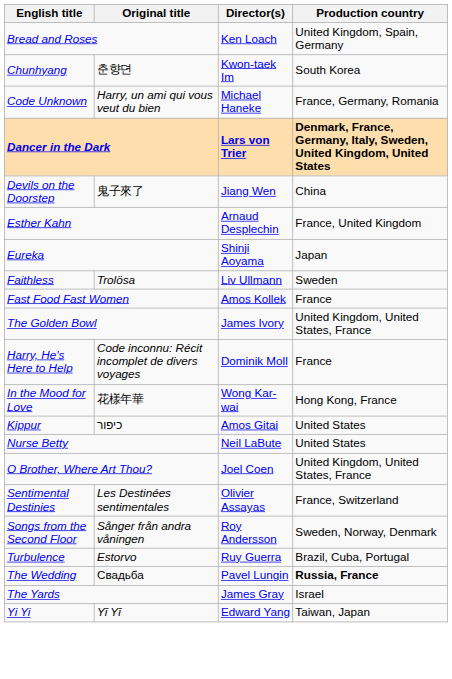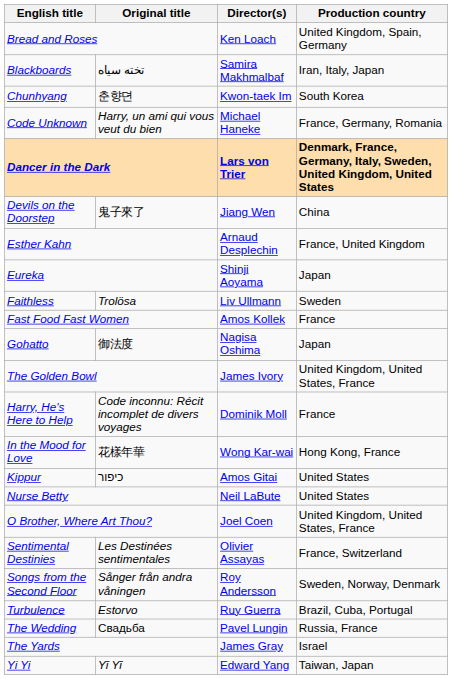+ row: (39, 70)
+ row: (28, 344)
(337, 575) bold -> (338, 628) normal
